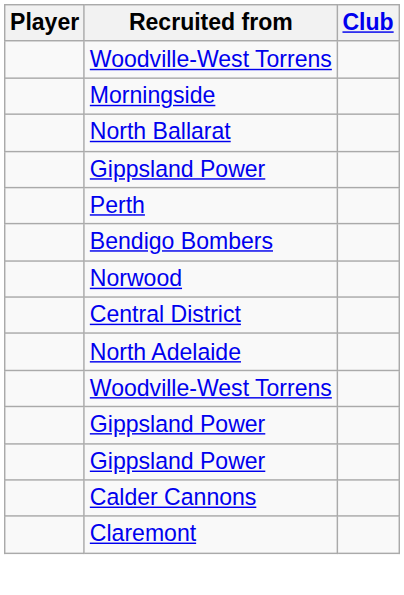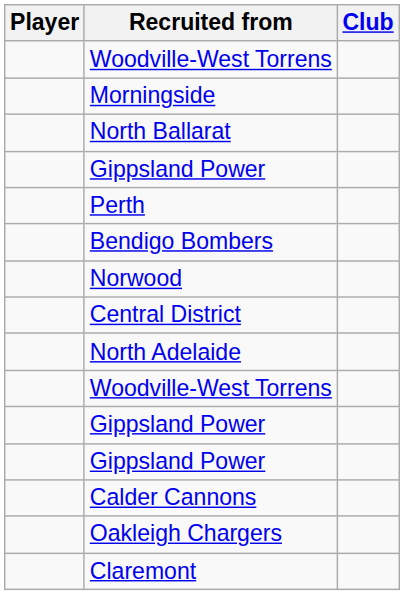+ row: (45, 535)
